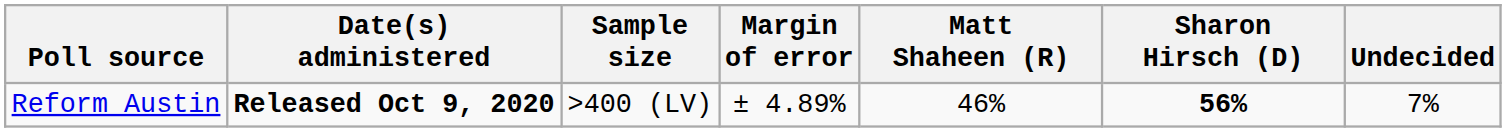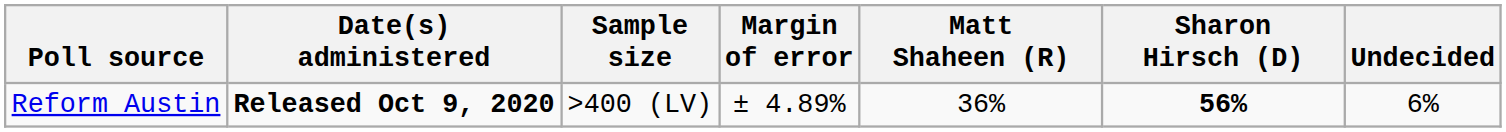(981, 104) 46% -> (981, 104) 36%
(1423, 104) 7% -> (1423, 104) 6%
